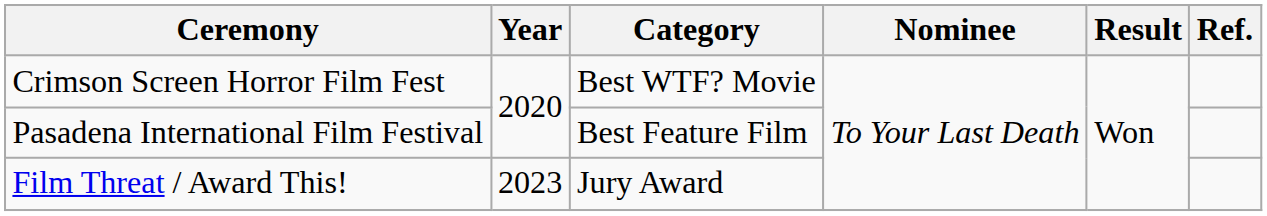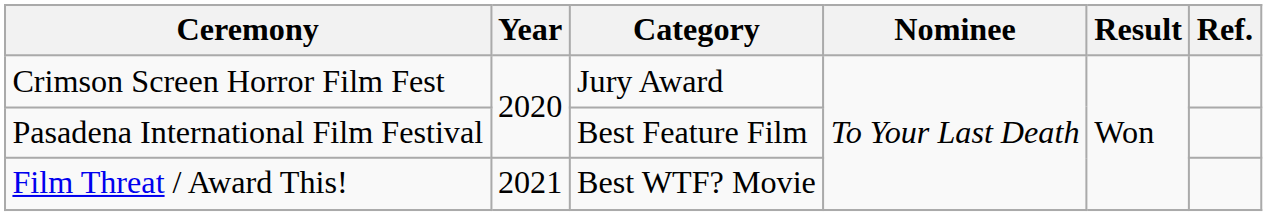(696, 81) Best WTF? Movie -> (650, 81) Jury Award
(530, 183) 2023 -> (530, 183) 2021
(650, 183) Jury Award -> (696, 183) Best WTF? Movie
